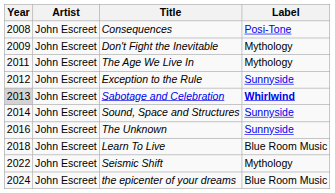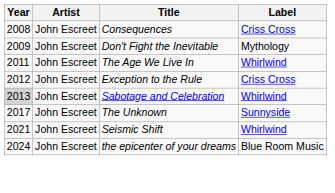(268, 29) Posi-Tone -> (268, 29) Criss Cross
(269, 63) Mythology -> (264, 63) Whirlwind
(269, 79) Sunnyside -> (268, 79) Criss Cross
(270, 96) bold -> (264, 96) normal
- row: (171, 113)
(19, 130) 2016 -> (19, 113) 2017
- row: (133, 146)
(19, 163) 2022 -> (19, 130) 2021
(269, 163) Mythology -> (264, 130) Whirlwind
